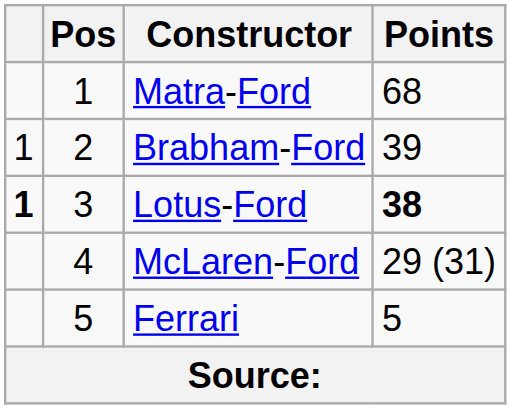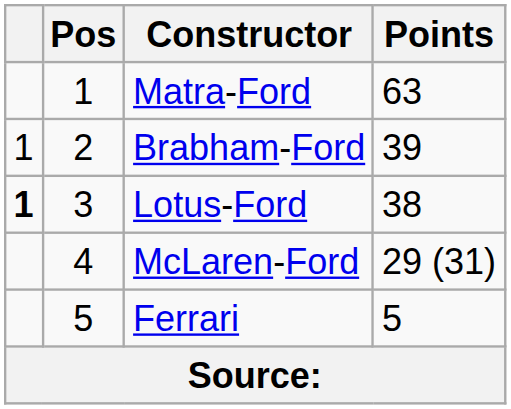(402, 91) 68 -> (402, 91) 63
(402, 205) bold -> (402, 205) normal
